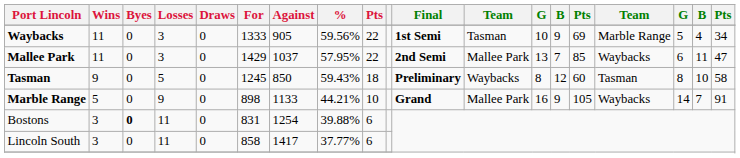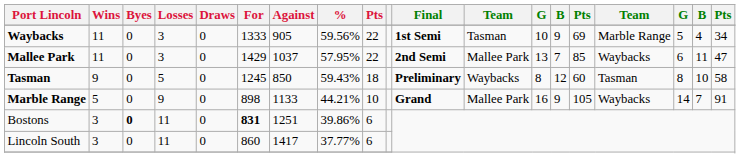(251, 120) normal -> (251, 120) bold
(285, 120) 1254 -> (285, 120) 1251
(340, 120) 39.88% -> (340, 120) 39.86%
(251, 141) 858 -> (251, 141) 860
